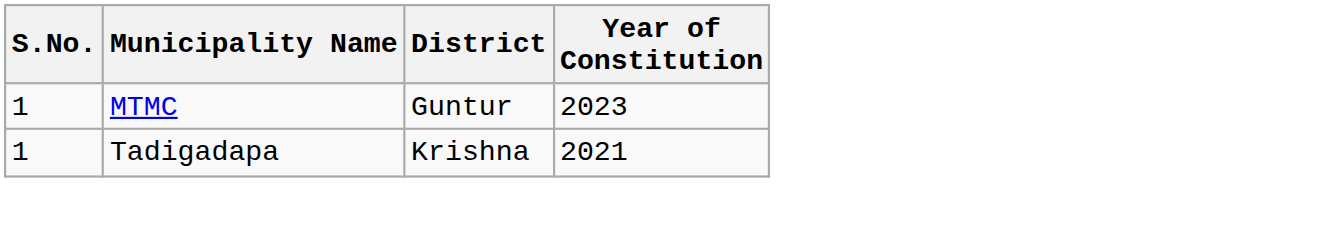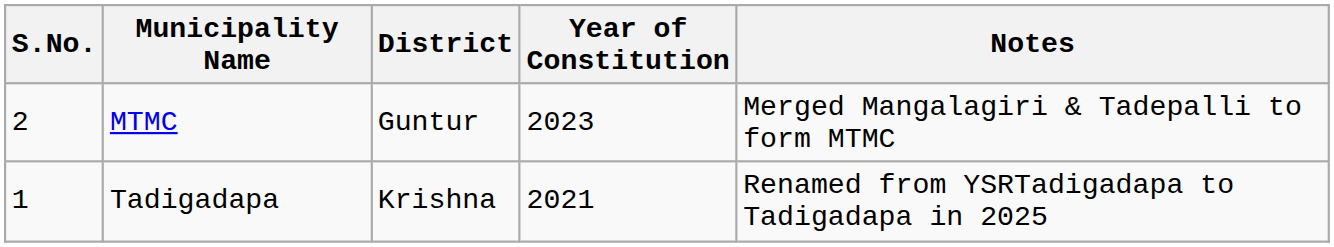+ column: (1033, 44)
(20, 107) 1 -> (20, 123) 2
